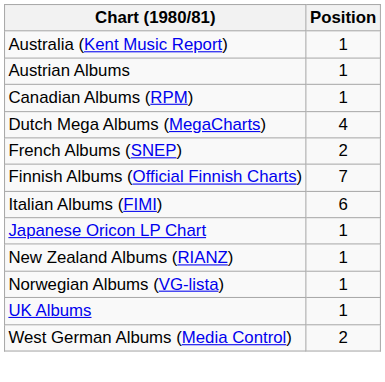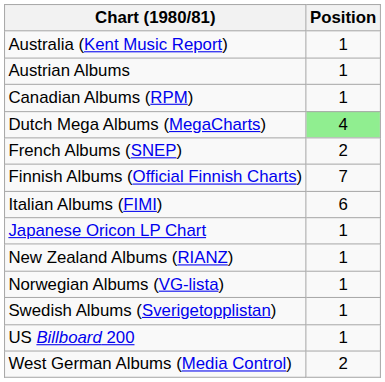(343, 124) no background -> (343, 124) lightgreen background
+ row: (142, 310)
- row: (50, 310)
+ row: (71, 337)
